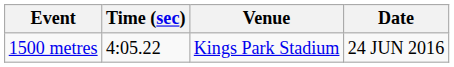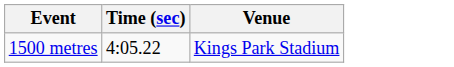- column: (396, 18)
